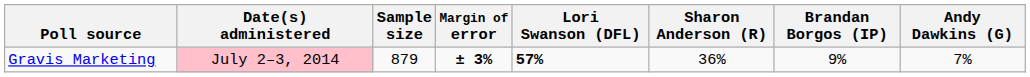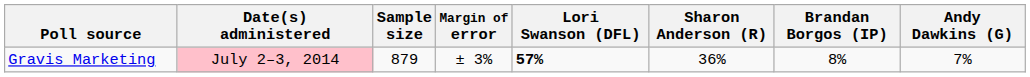(474, 60) bold -> (474, 60) normal
(837, 60) 9% -> (837, 60) 8%
